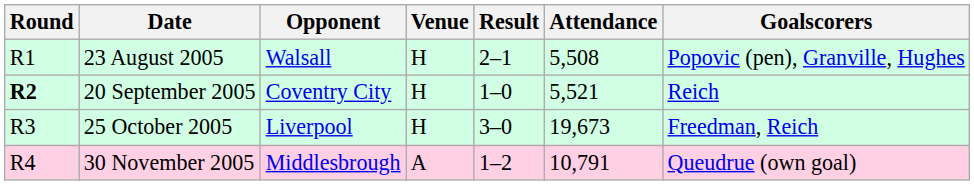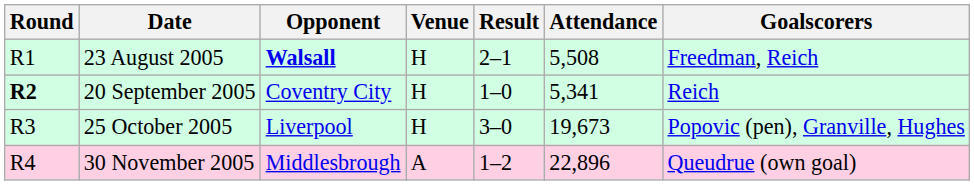(299, 57) normal -> (301, 57) bold
(816, 57) Popovic (pen), Granville, Hughes -> (743, 57) Freedman, Reich
(574, 92) 5,521 -> (574, 92) 5,341
(743, 127) Freedman, Reich -> (816, 127) Popovic (pen), Granville, Hughes
(580, 162) 10,791 -> (580, 162) 22,896
